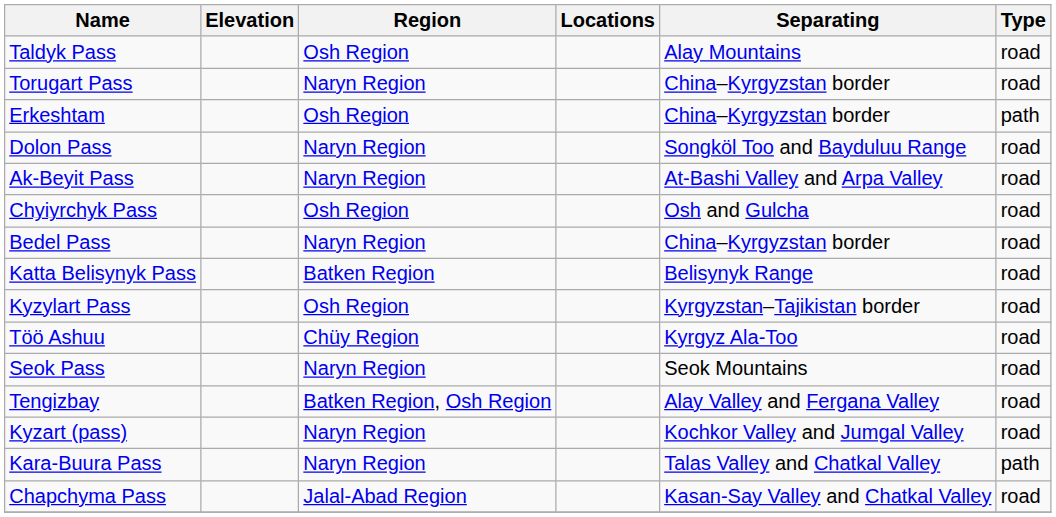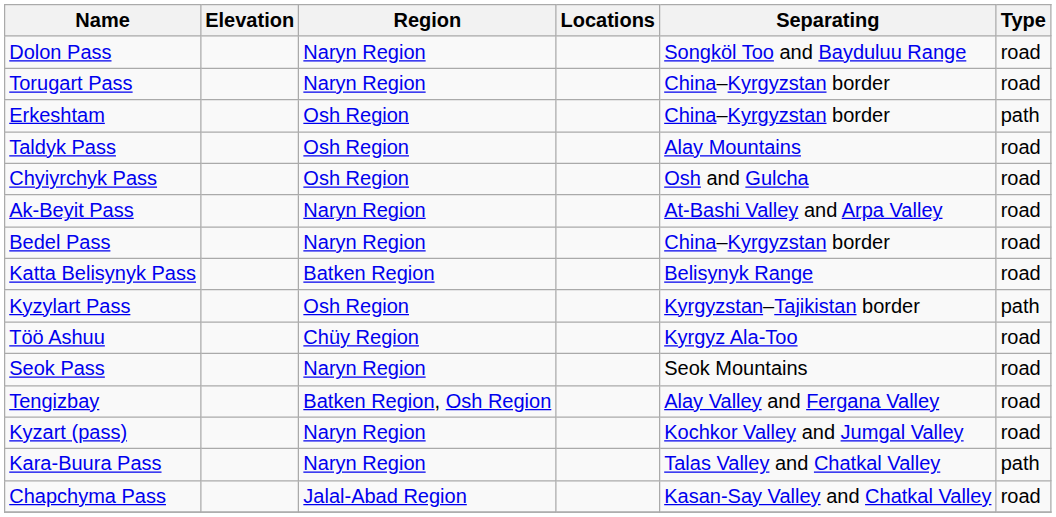rows swapped: (60, 147) <-> (63, 52)
rows swapped: (83, 210) <-> (71, 178)
(1021, 305) road -> (1020, 305) path
